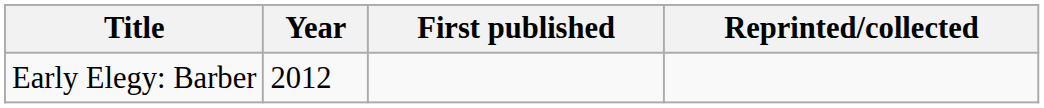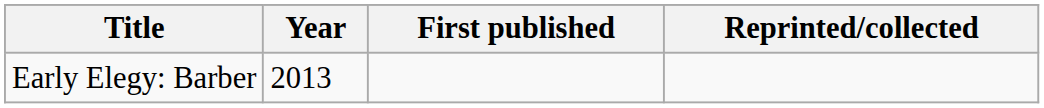(301, 77) 2012 -> (301, 77) 2013
